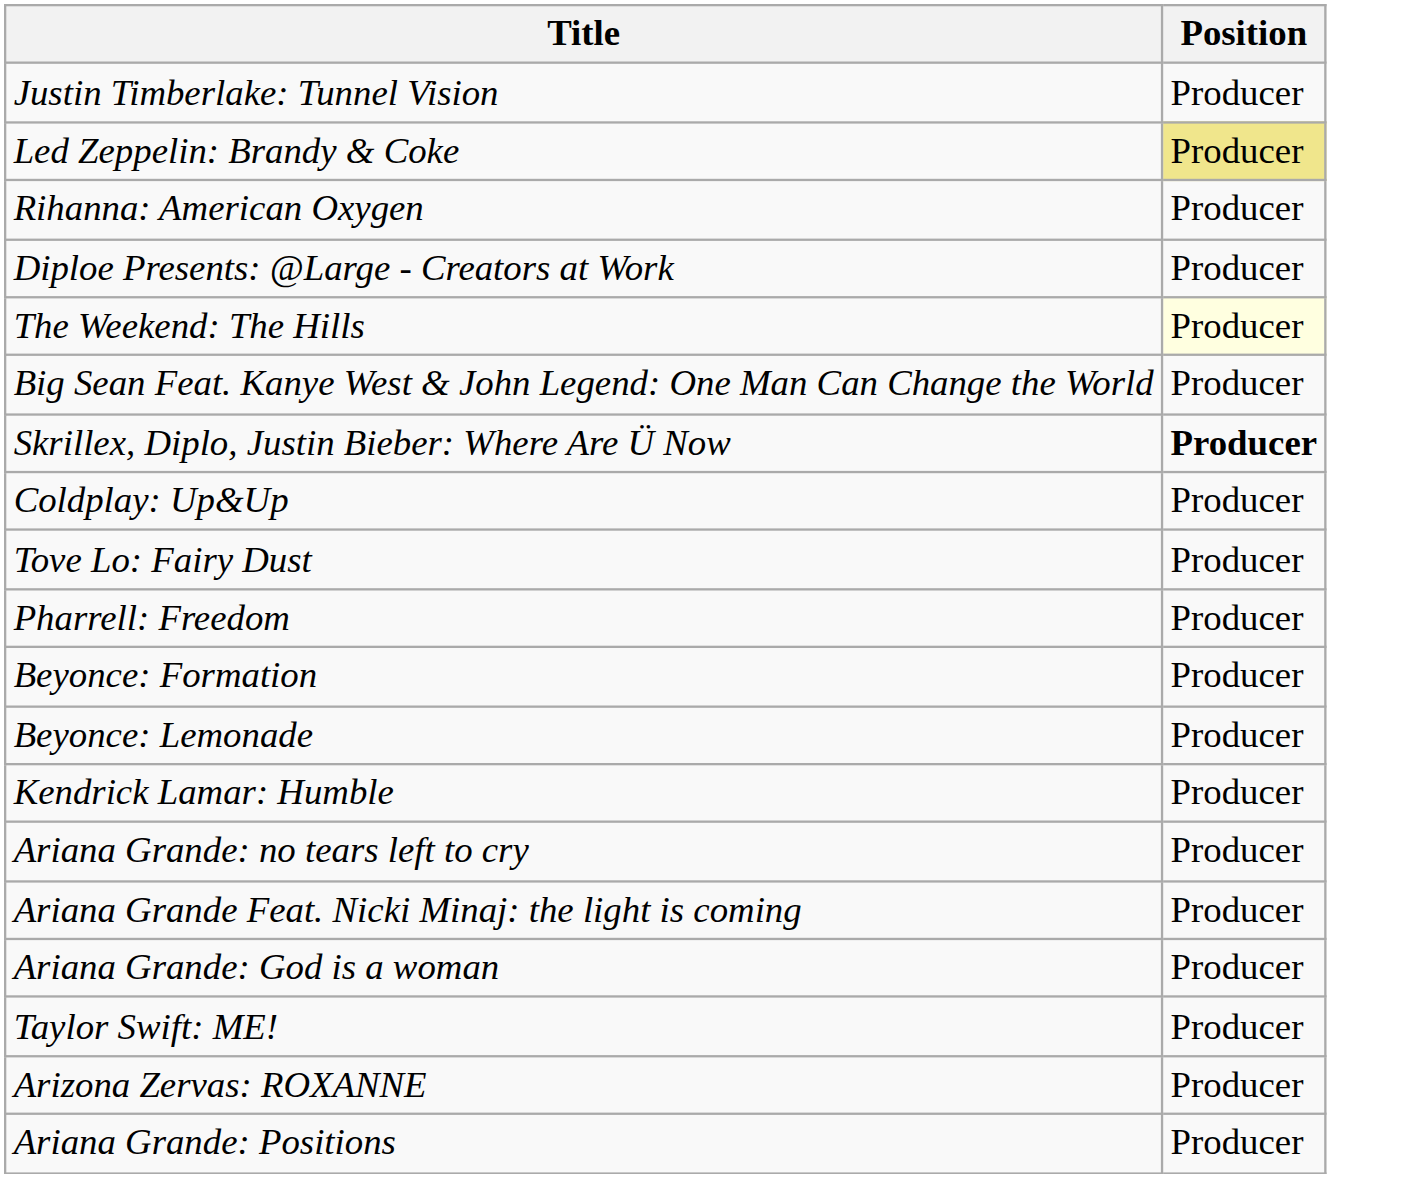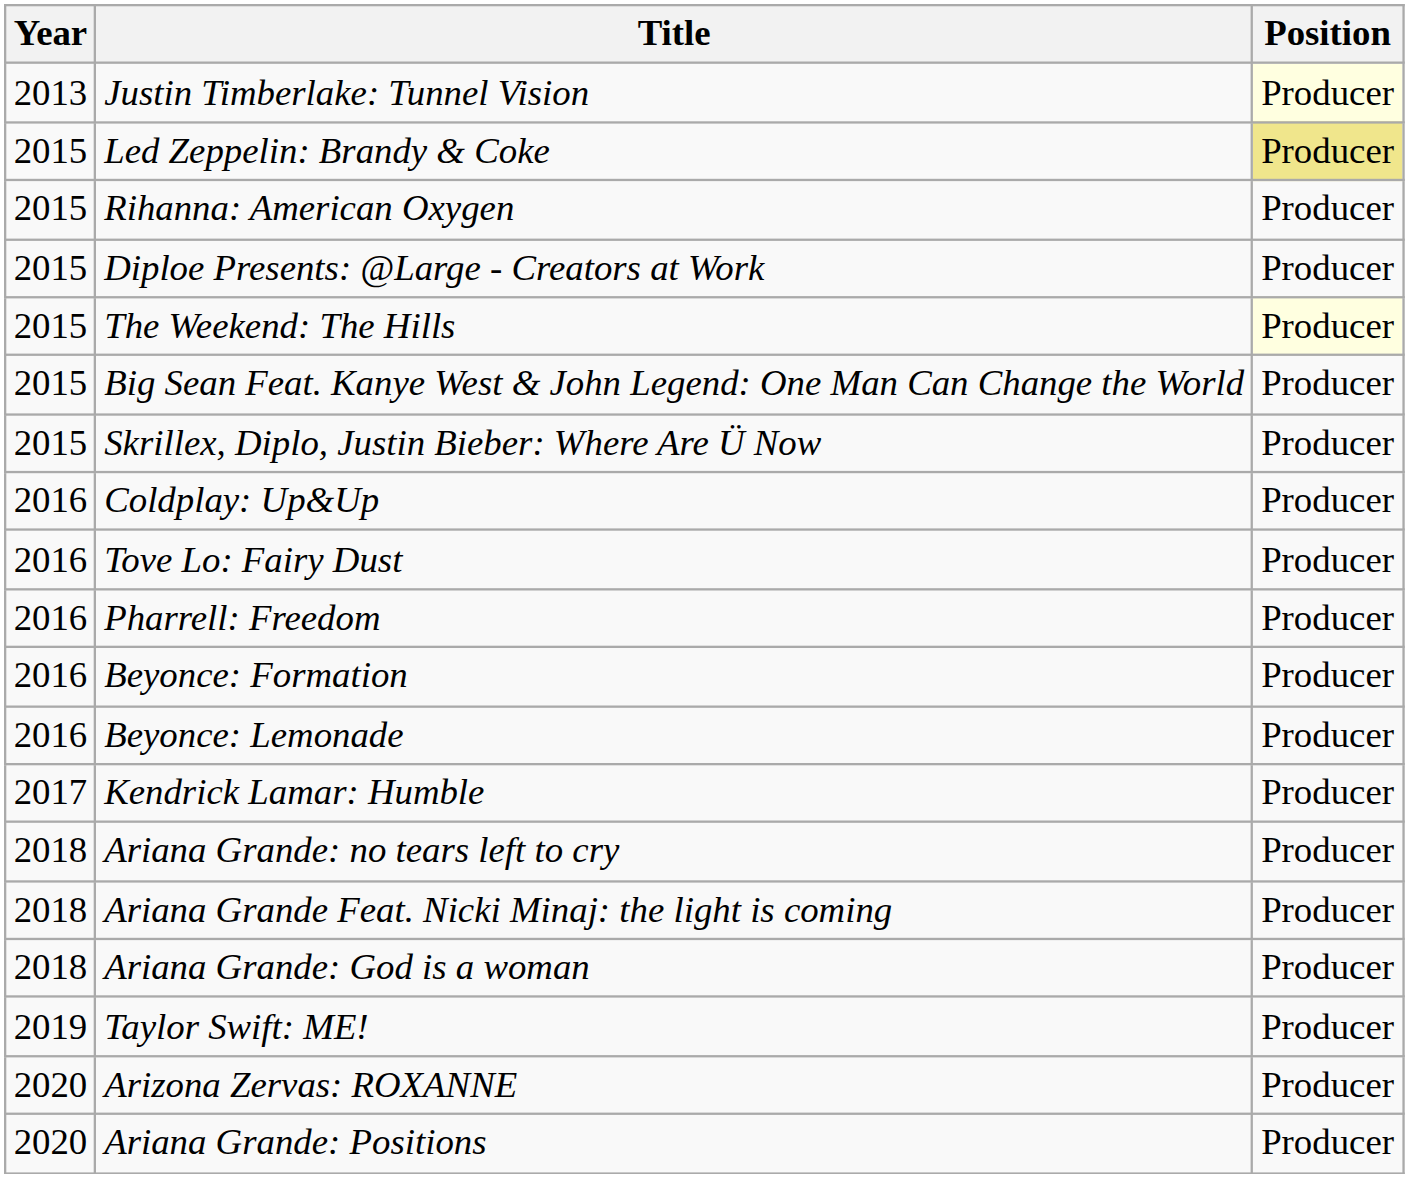+ column: (50, 33)
(1237, 92) no background -> (1328, 92) lightyellow background
(1244, 442) bold -> (1328, 442) normal
